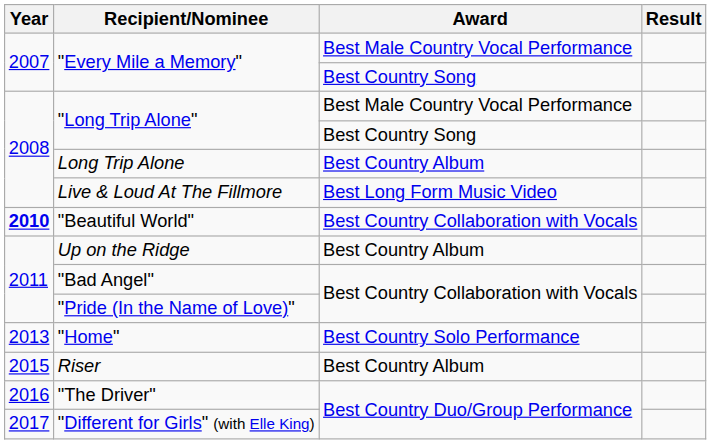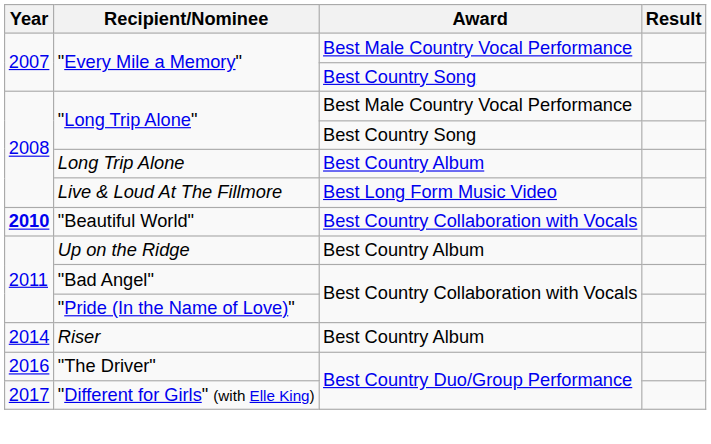- row: (89, 337)
(29, 366) 2015 -> (29, 337) 2014
